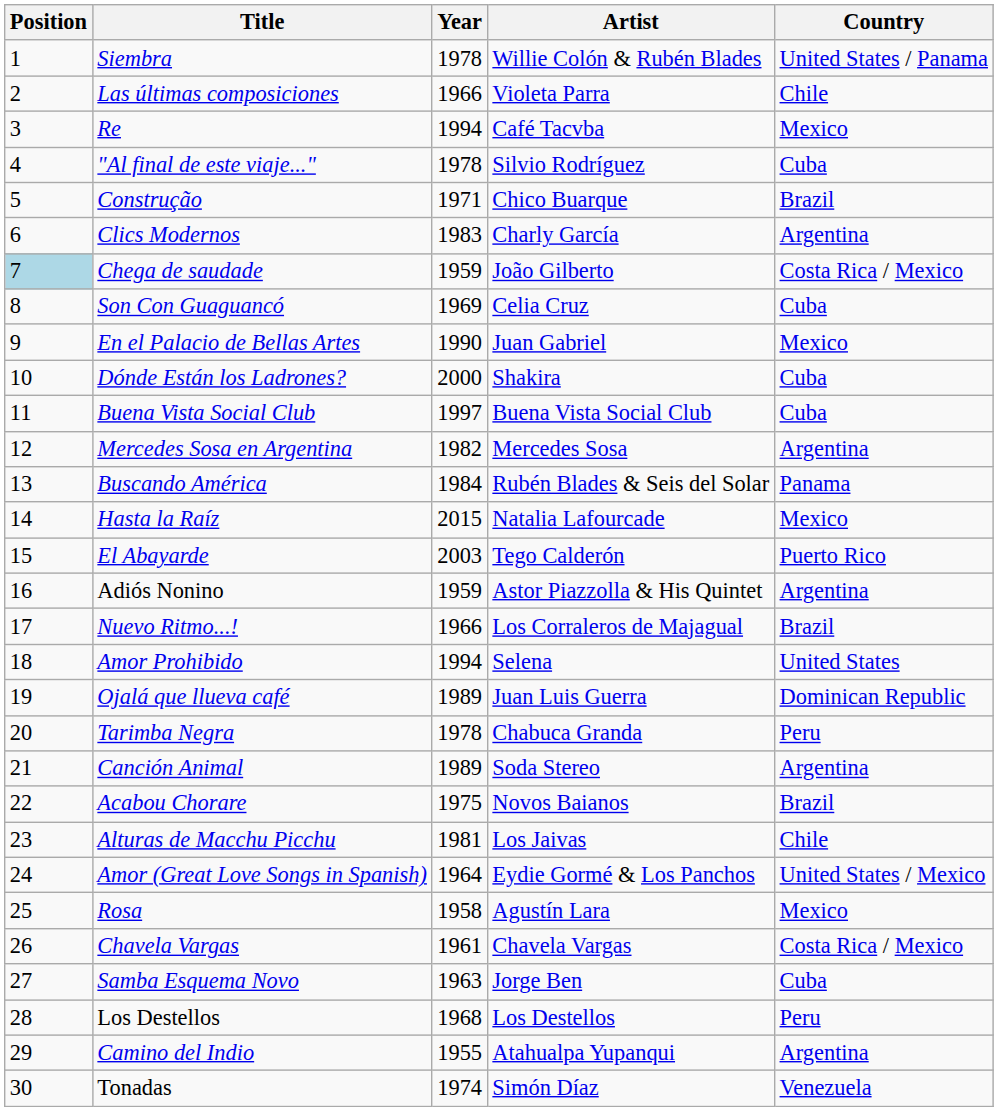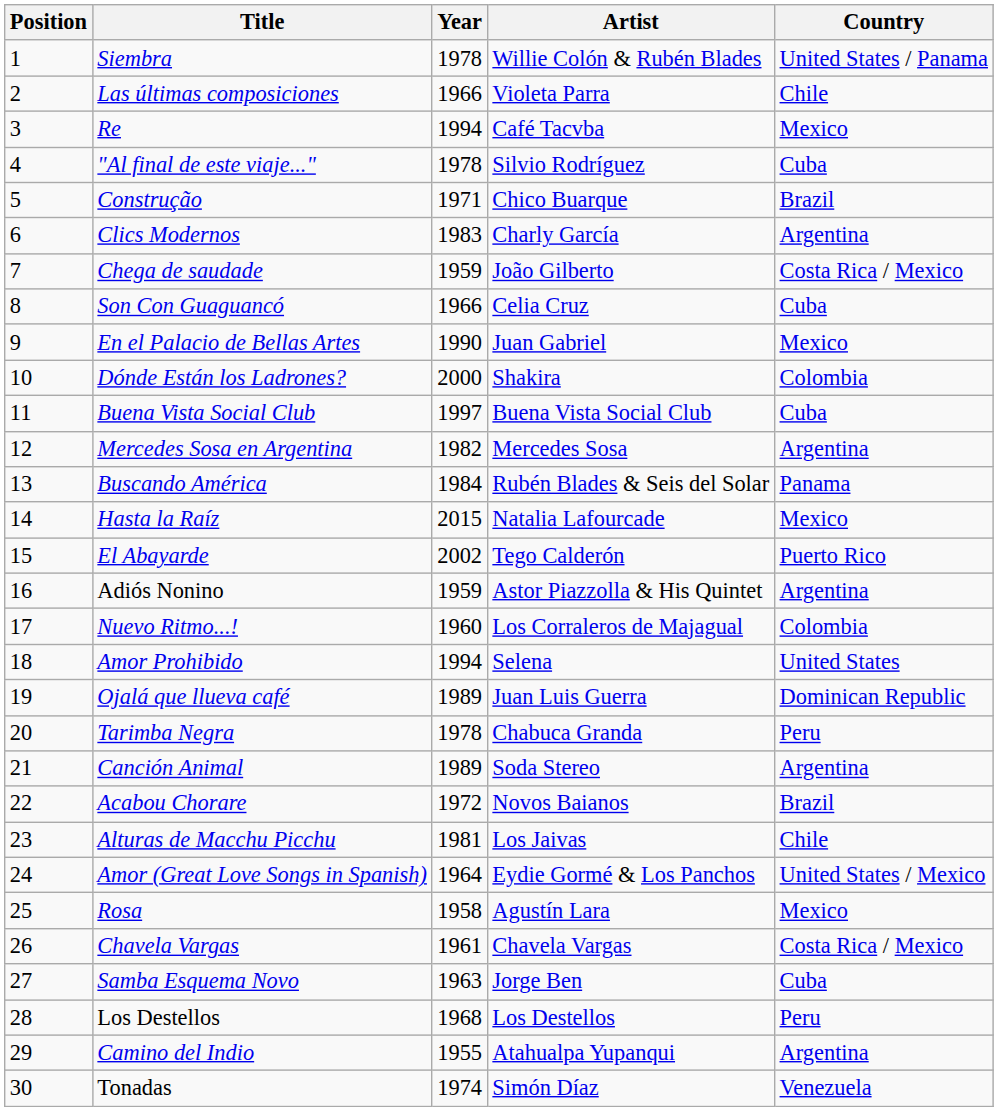(15, 270) lightblue background -> (15, 270) no background
(460, 306) 1969 -> (460, 306) 1966
(803, 377) Cuba -> (824, 377) Colombia
(460, 555) 2003 -> (460, 555) 2002
(460, 626) 1966 -> (460, 626) 1960
(807, 626) Brazil -> (824, 626) Colombia
(460, 803) 1975 -> (460, 803) 1972
